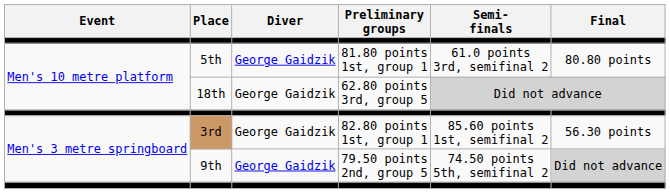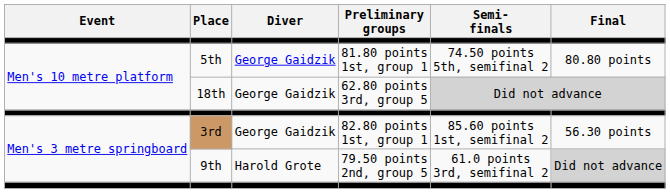(491, 60) 61.0 points 3rd, semifinal 2 -> (491, 60) 74.50 points 5th, semifinal 2
(285, 166) George Gaidzik -> (278, 166) Harold Grote
(491, 166) 74.50 points 5th, semifinal 2 -> (491, 166) 61.0 points 3rd, semifinal 2
